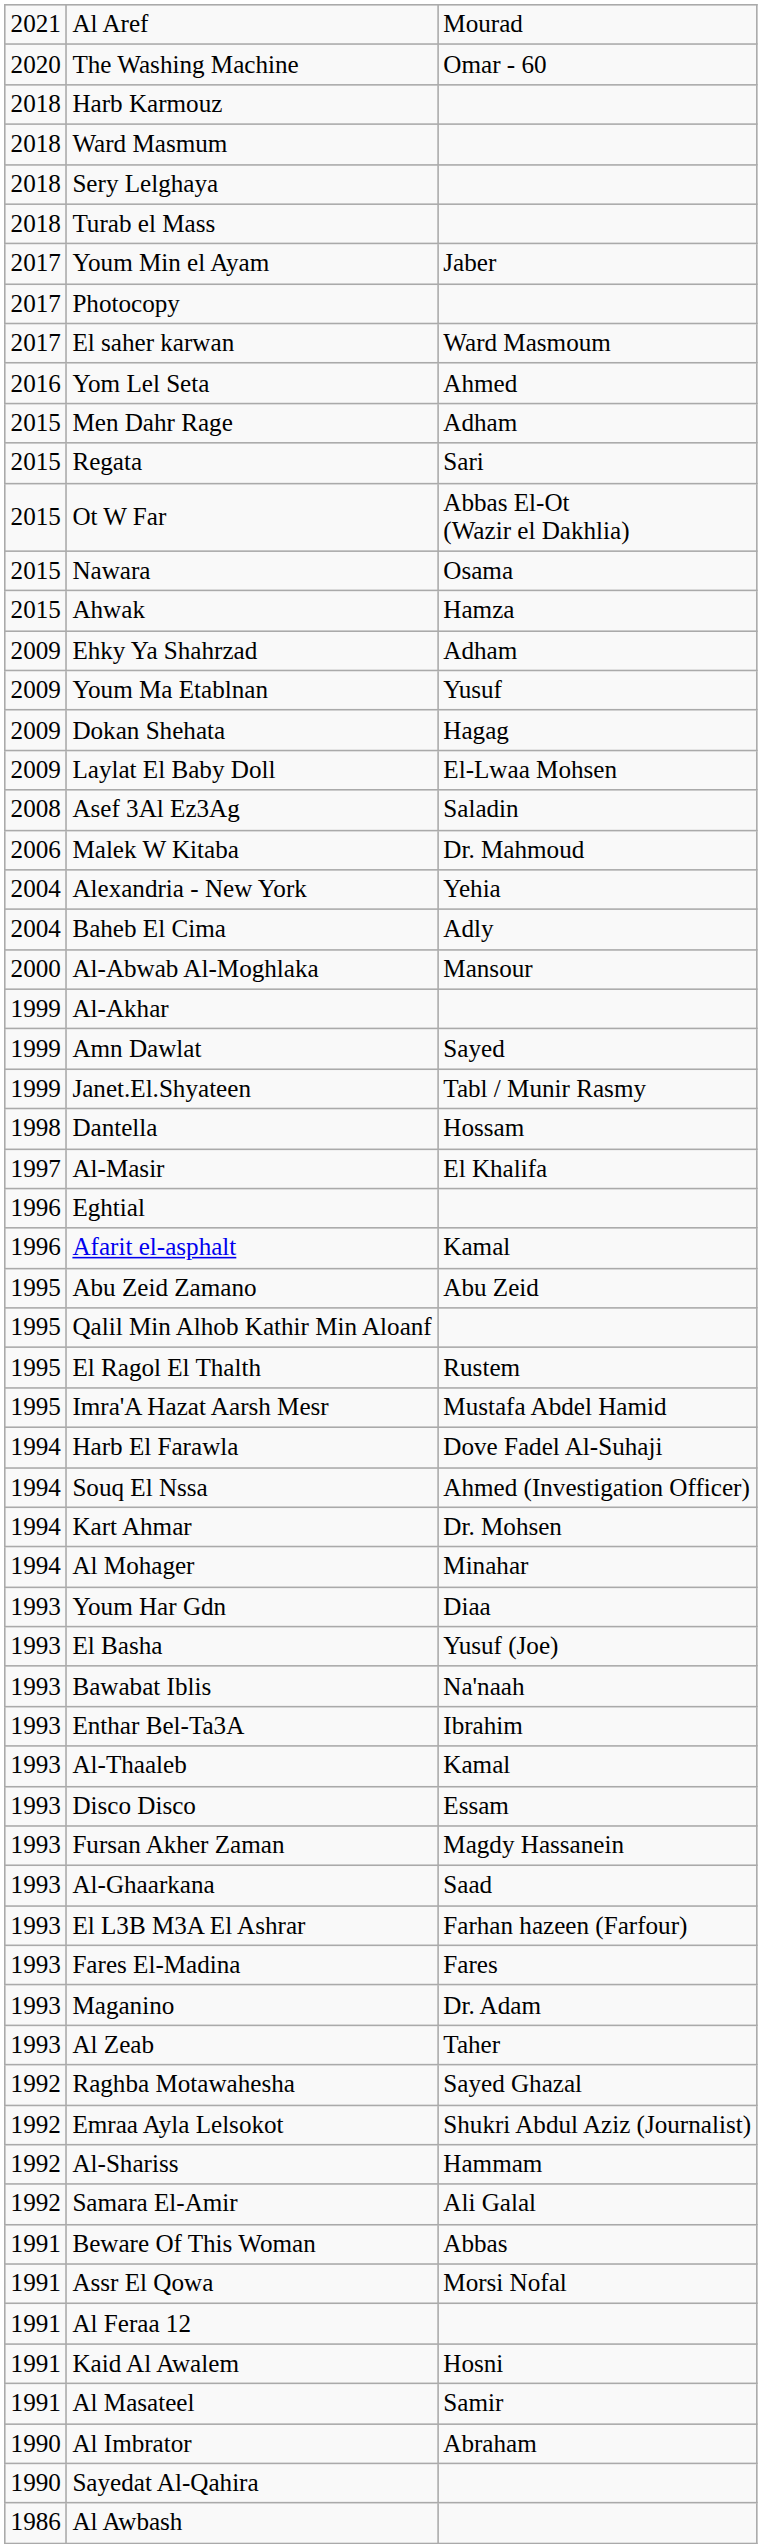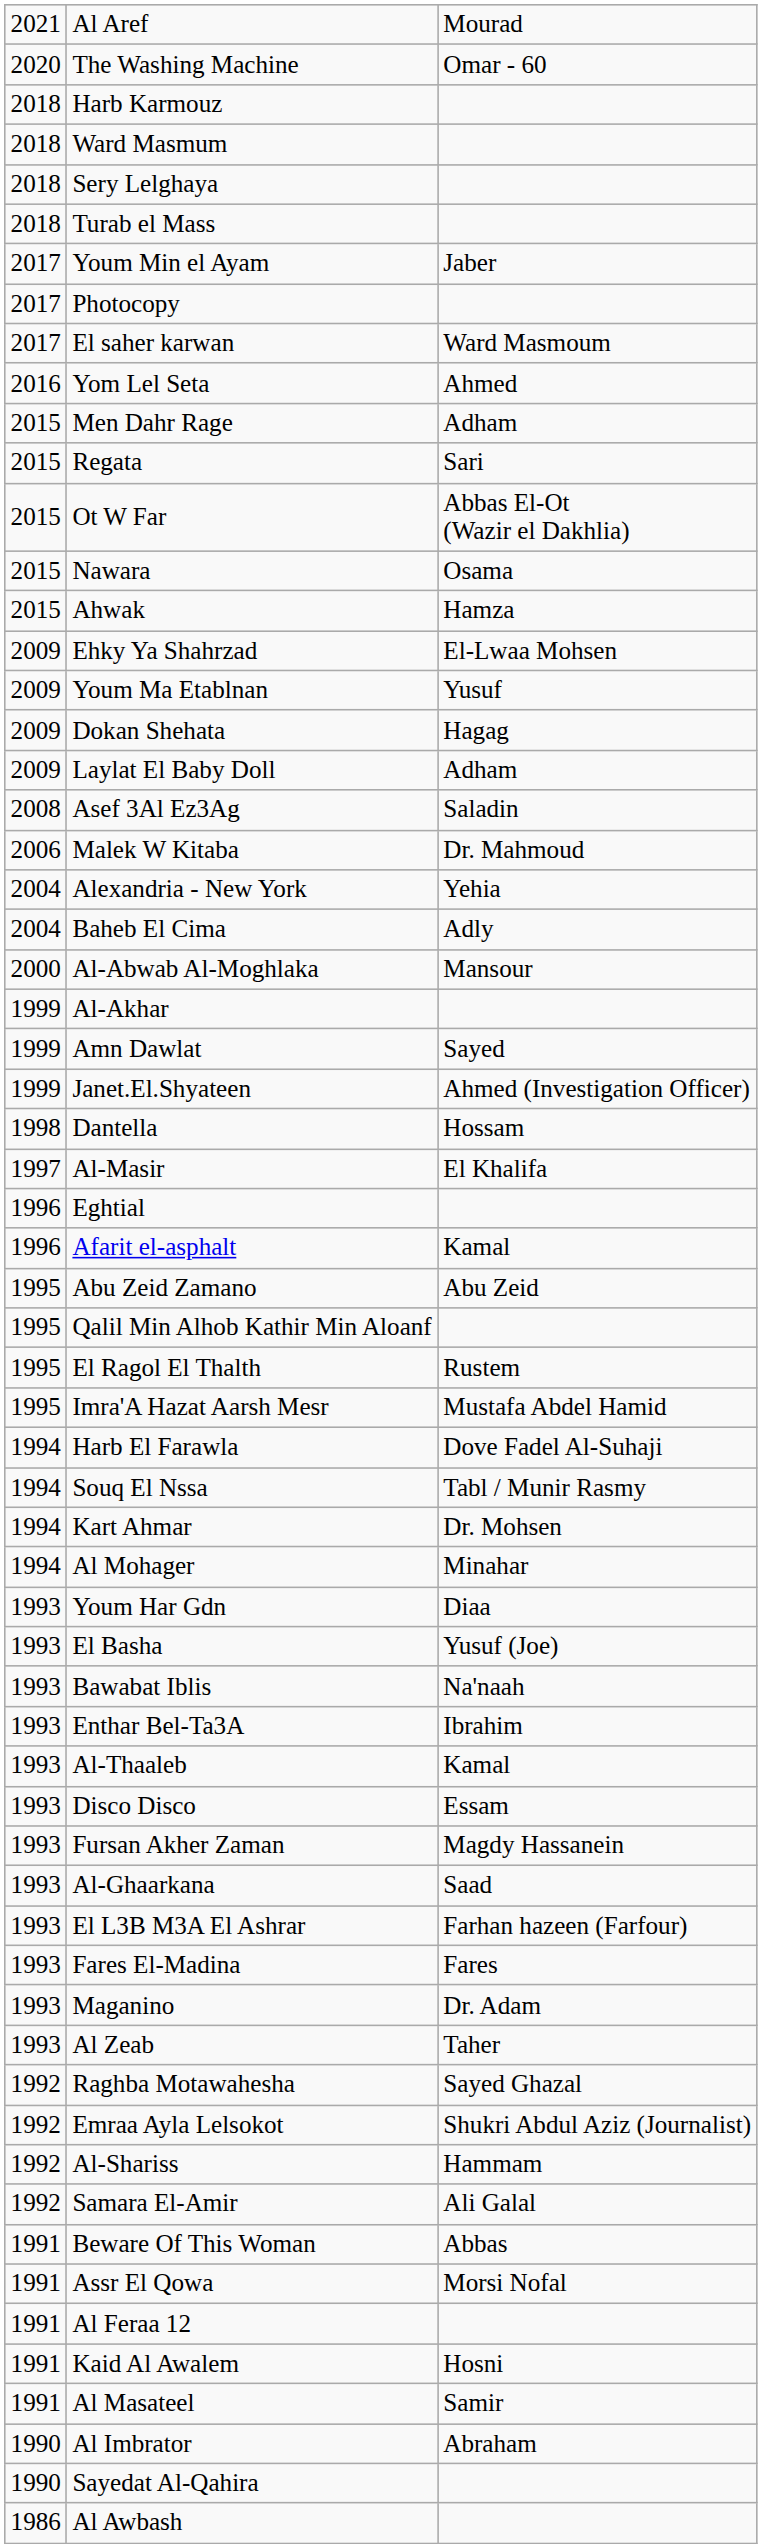(480, 650) Adham -> (530, 650) El-Lwaa Mohsen
(530, 769) El-Lwaa Mohsen -> (480, 769) Adham
(545, 1088) Tabl / Munir Rasmy -> (597, 1088) Ahmed (Investigation Officer)
(597, 1486) Ahmed (Investigation Officer) -> (545, 1486) Tabl / Munir Rasmy
